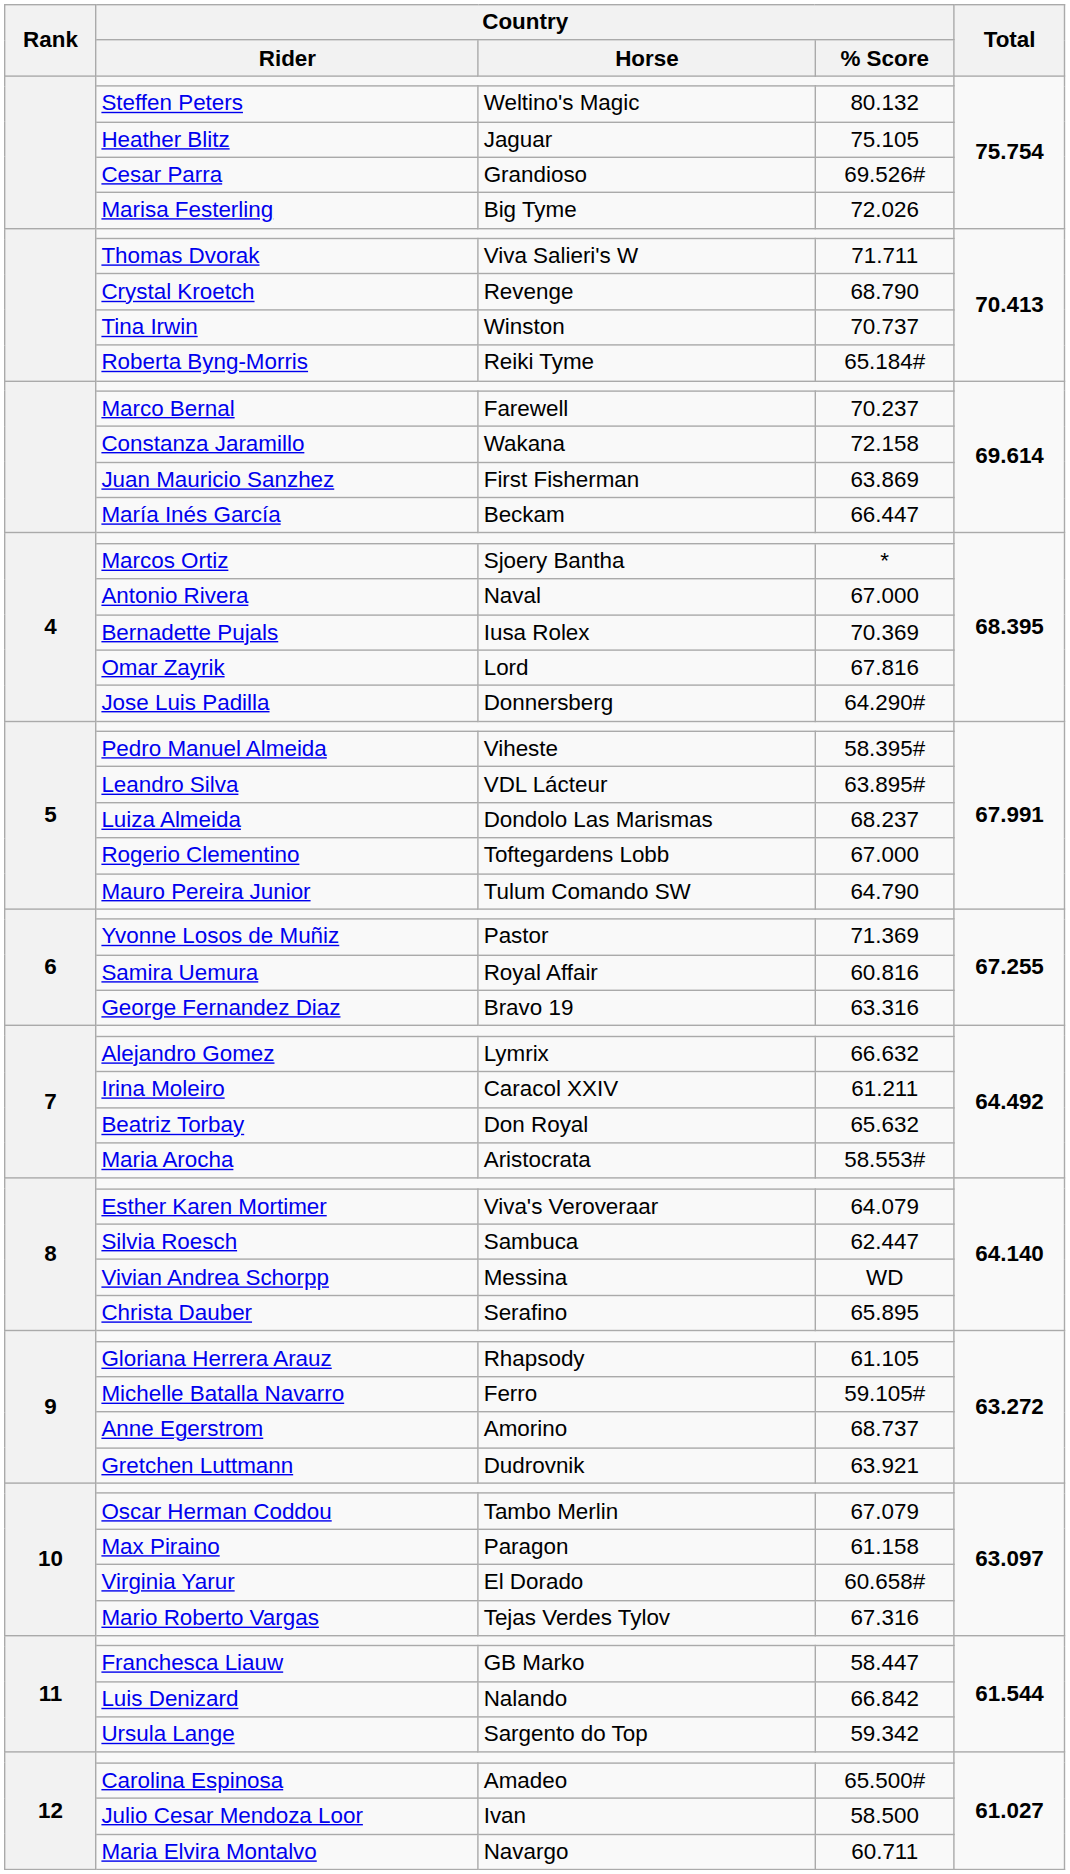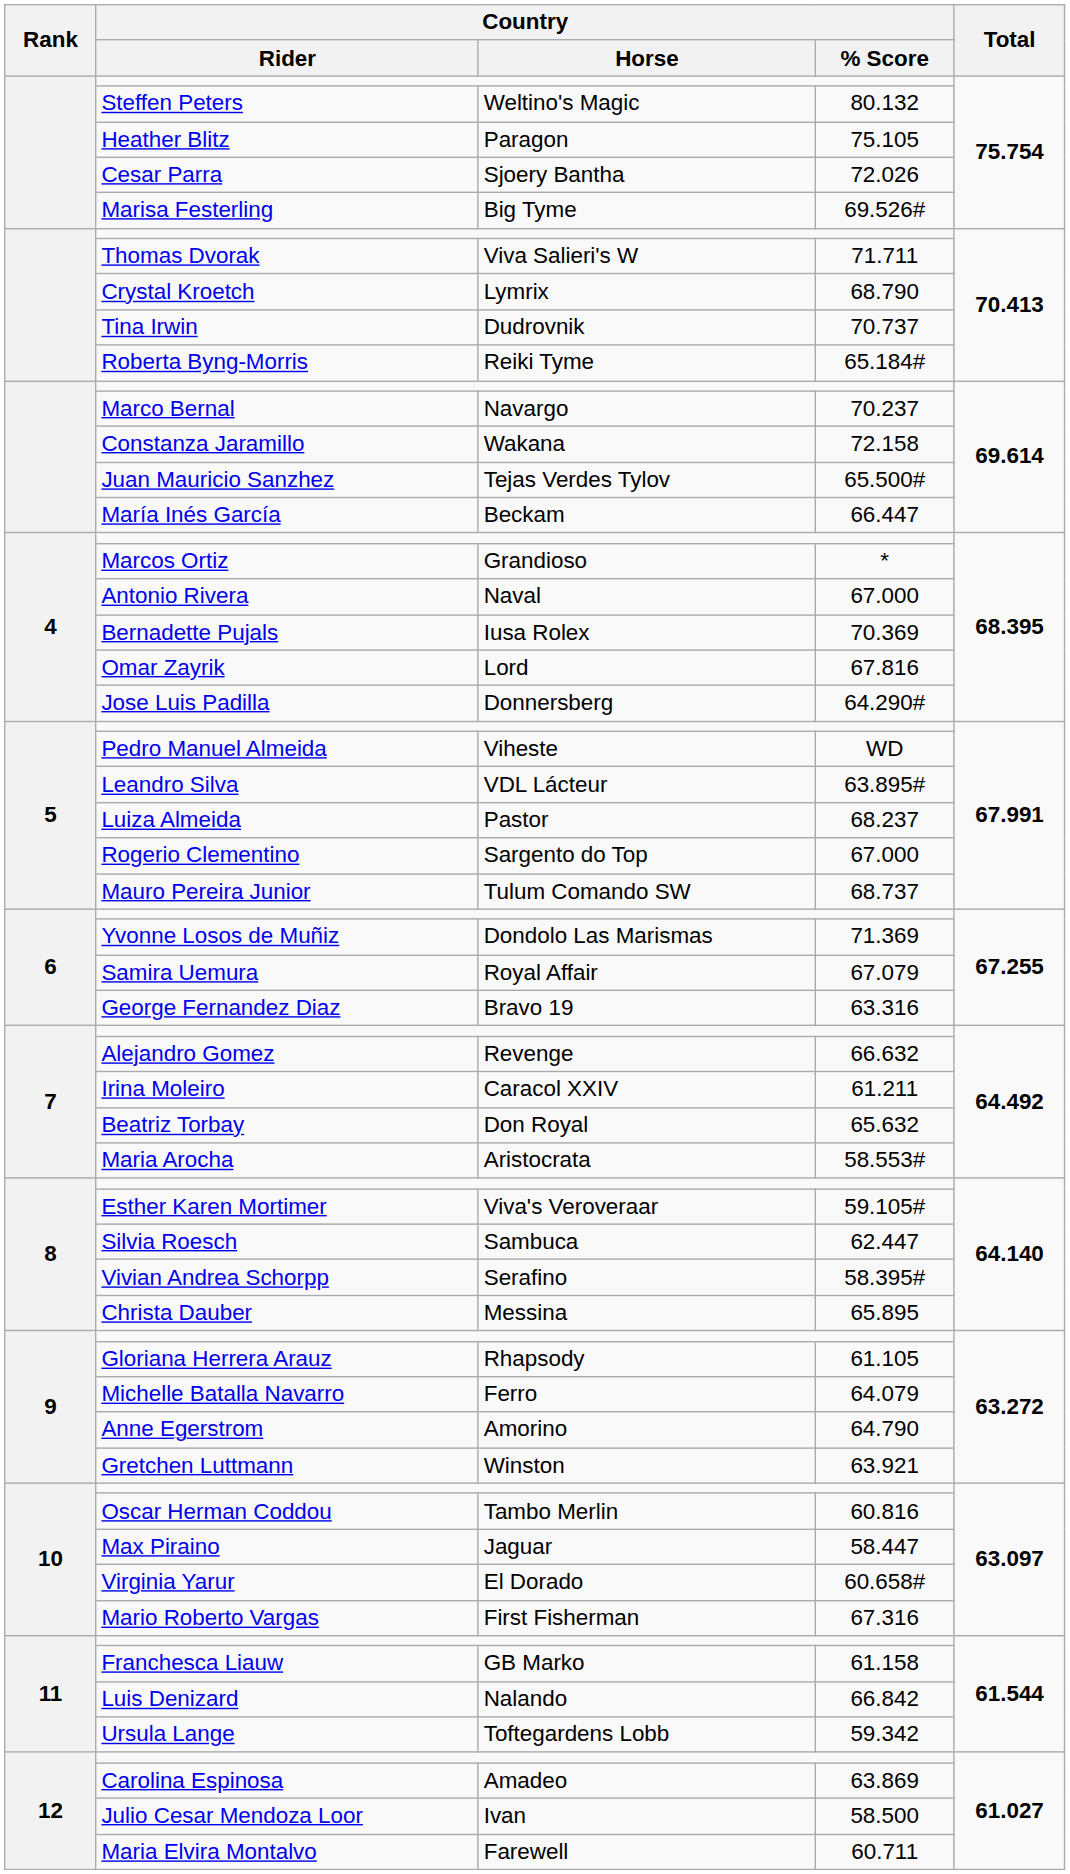(518, 139) Jaguar -> (526, 139) Paragon
(535, 174) Grandioso -> (554, 174) Sjoery Bantha
(885, 174) 69.526# -> (885, 174) 72.026
(885, 210) 72.026 -> (885, 210) 69.526#
(529, 291) Revenge -> (516, 291) Lymrix
(524, 327) Winston -> (534, 327) Dudrovnik
(526, 408) Farewell -> (526, 408) Navargo
(561, 479) First Fisherman -> (577, 479) Tejas Verdes Tylov
(885, 479) 63.869 -> (885, 479) 65.500#
(554, 560) Sjoery Bantha -> (535, 560) Grandioso
(885, 748) 58.395# -> (885, 748) WD
(598, 819) Dondolo Las Marismas -> (516, 819) Pastor
(576, 855) Toftegardens Lobb -> (566, 855) Sargento do Top
(885, 890) 64.790 -> (885, 890) 68.737
(516, 936) Pastor -> (598, 936) Dondolo Las Marismas
(885, 972) 60.816 -> (885, 972) 67.079
(516, 1053) Lymrix -> (529, 1053) Revenge
(885, 1206) 64.079 -> (885, 1206) 59.105#
(525, 1277) Messina -> (525, 1277) Serafino
(885, 1277) WD -> (885, 1277) 58.395#
(525, 1312) Serafino -> (525, 1312) Messina
(885, 1394) 59.105# -> (885, 1394) 64.079
(885, 1429) 68.737 -> (885, 1429) 64.790
(534, 1465) Dudrovnik -> (524, 1465) Winston
(885, 1510) 67.079 -> (885, 1510) 60.816
(526, 1546) Paragon -> (518, 1546) Jaguar
(885, 1546) 61.158 -> (885, 1546) 58.447
(577, 1617) Tejas Verdes Tylov -> (561, 1617) First Fisherman
(885, 1663) 58.447 -> (885, 1663) 61.158
(566, 1734) Sargento do Top -> (576, 1734) Toftegardens Lobb
(885, 1780) 65.500# -> (885, 1780) 63.869
(526, 1851) Navargo -> (526, 1851) Farewell
